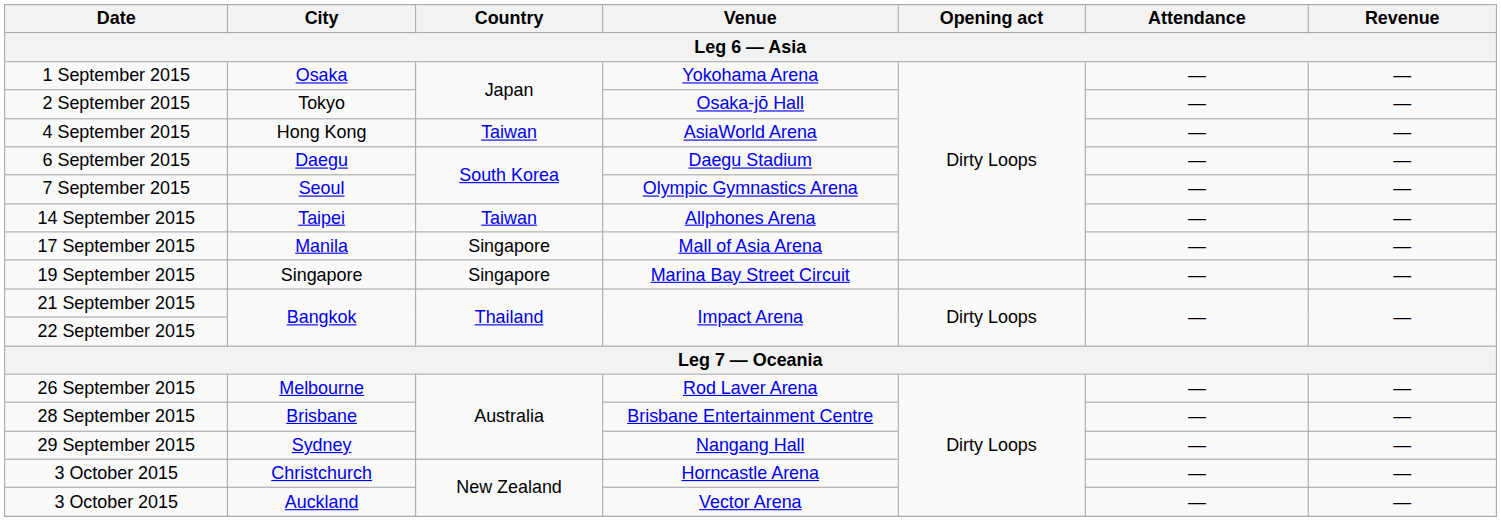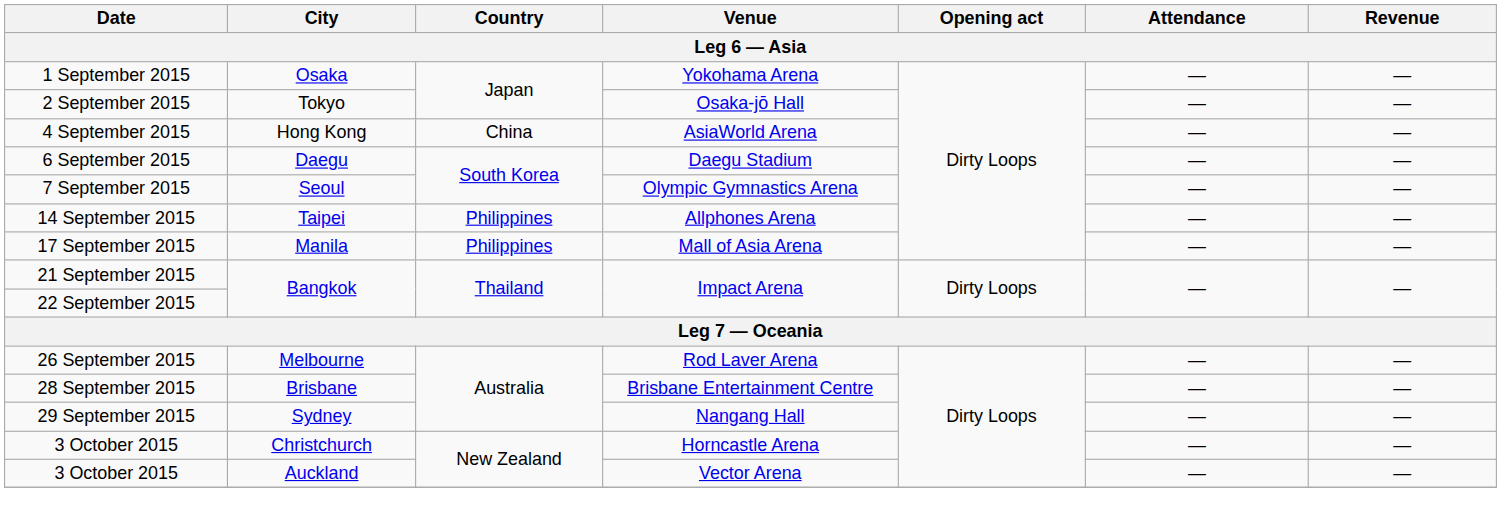(509, 132) Taiwan -> (509, 132) China
(509, 217) Taiwan -> (509, 217) Philippines
(509, 246) Singapore -> (509, 246) Philippines
- row: (116, 274)
